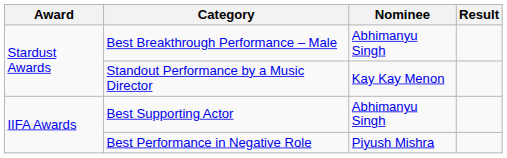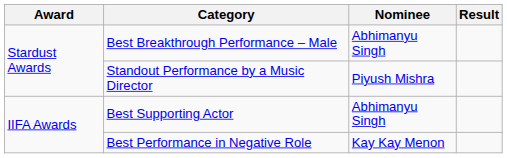(398, 78) Kay Kay Menon -> (393, 78) Piyush Mishra
(393, 142) Piyush Mishra -> (398, 142) Kay Kay Menon
